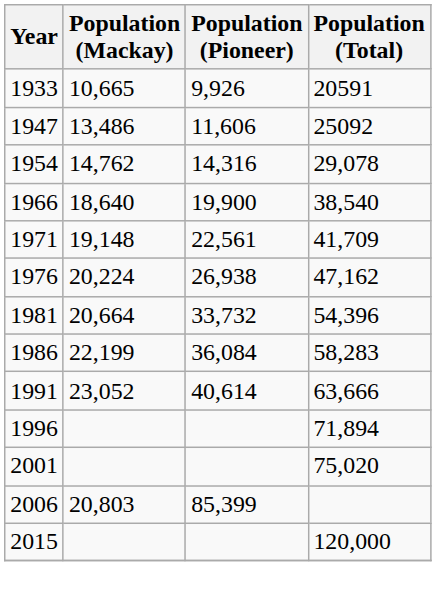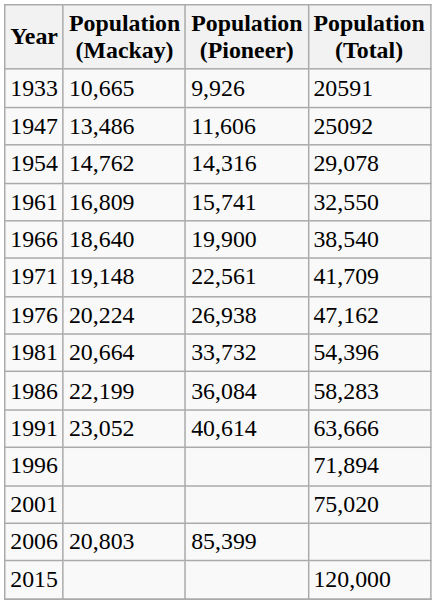+ row: (34, 201)
